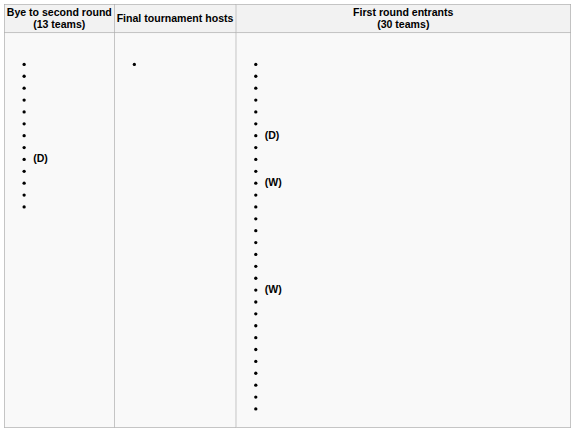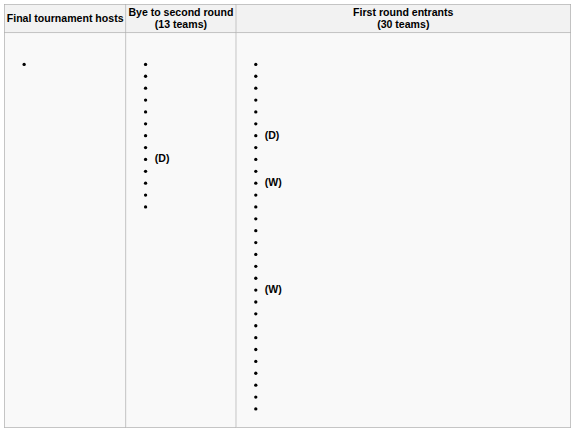columns swapped: (175, 18) <-> (59, 18)
